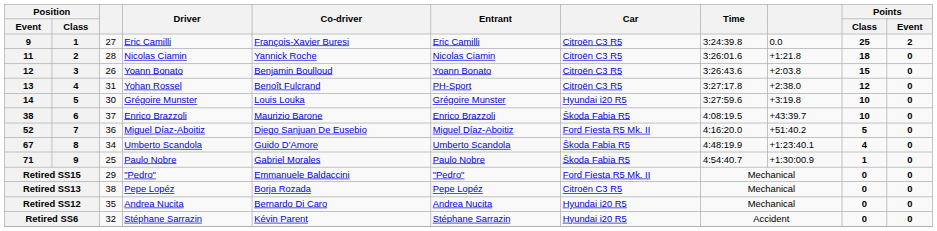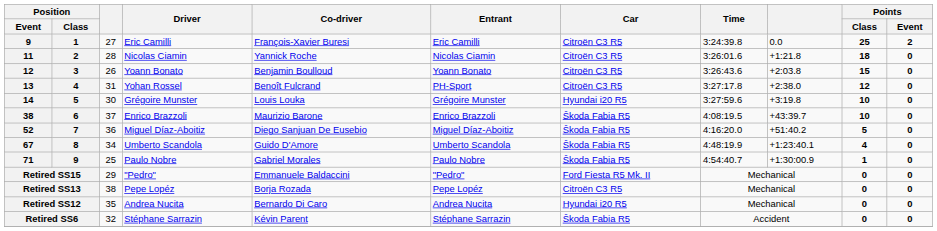(606, 130) Ford Fiesta R5 Mk. II -> (596, 130) Škoda Fabia R5
(595, 218) Hyundai i20 R5 -> (596, 218) Škoda Fabia R5
